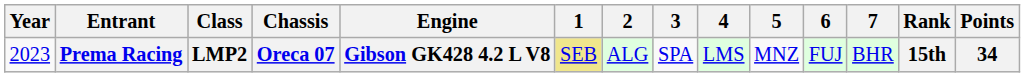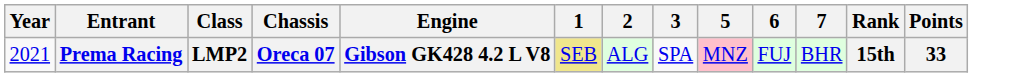- column: (724, 20)
(30, 54) 2023 -> (30, 54) 2021
(777, 54) no background -> (725, 54) pink background
(987, 54) 34 -> (936, 54) 33
